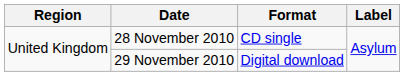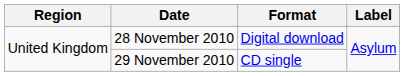(271, 37) CD single -> (292, 37) Digital download
(292, 60) Digital download -> (271, 60) CD single
